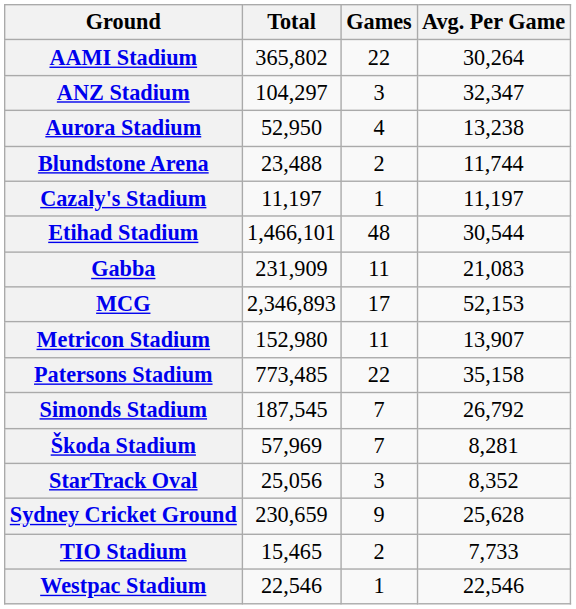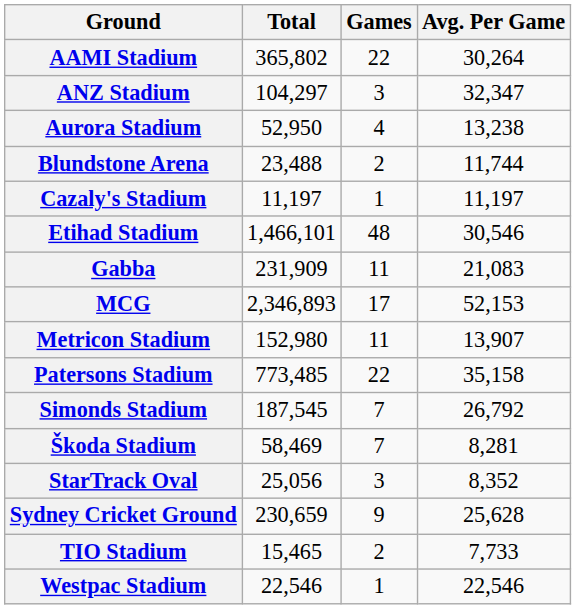(494, 233) 30,544 -> (494, 233) 30,546
(292, 445) 57,969 -> (292, 445) 58,469
